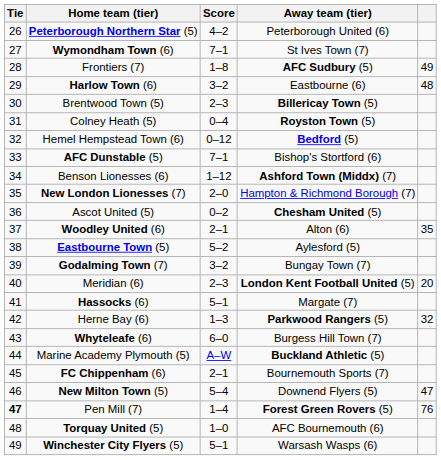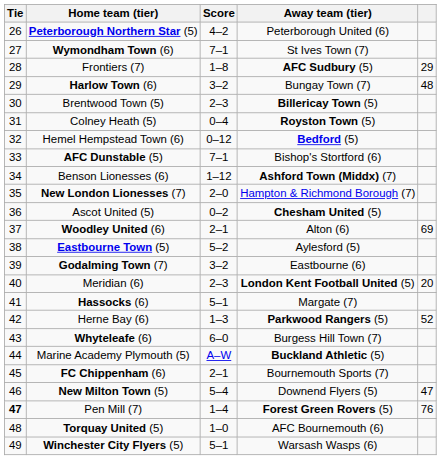(427, 67) 49 -> (427, 67) 29
(328, 85) Eastbourne (6) -> (328, 85) Bungay Town (7)
(427, 229) 35 -> (427, 229) 69
(328, 265) Bungay Town (7) -> (328, 265) Eastbourne (6)
(427, 319) 32 -> (427, 319) 52
